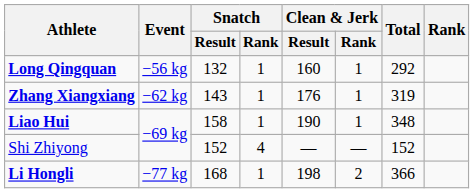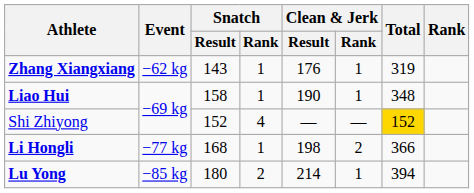- row: (62, 69)
(403, 148) no background -> (403, 122) gold background
+ row: (37, 174)
